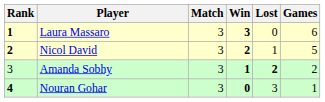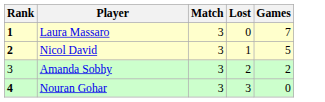- column: (240, 13)
(314, 32) 6 -> (288, 32) 7
(275, 69) bold -> (248, 69) normal
(314, 87) 1 -> (288, 87) 0
